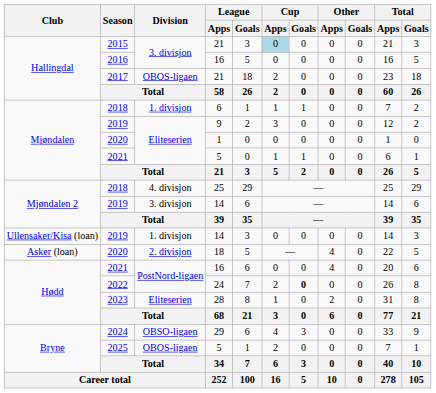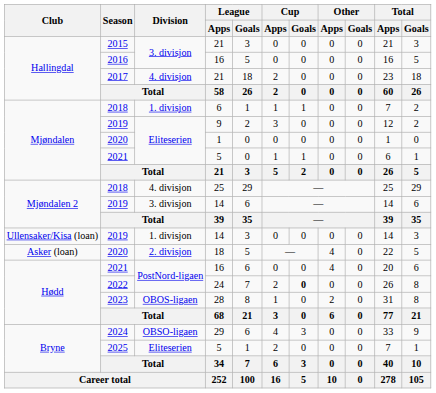(275, 44) lightblue background -> (275, 44) no background
(170, 76) OBOS-ligaen -> (170, 76) 4. divisjon
(170, 300) Eliteserien -> (170, 300) OBOS-ligaen
(170, 348) OBOS-ligaen -> (170, 348) Eliteserien
